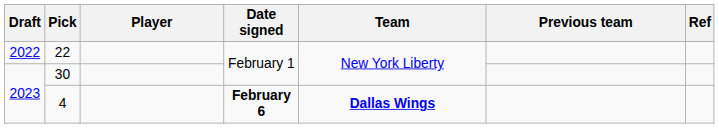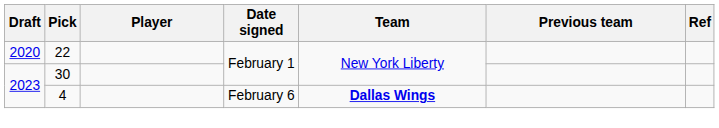(25, 52) 2022 -> (25, 52) 2020
(261, 104) bold -> (261, 96) normal
